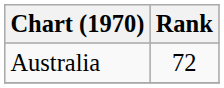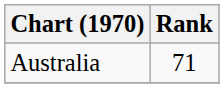(184, 62) 72 -> (184, 62) 71
